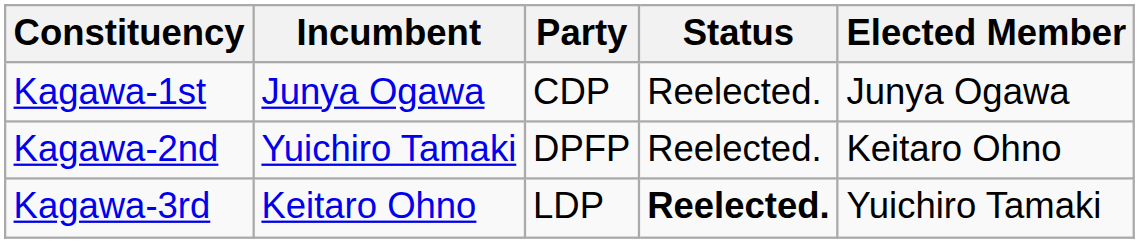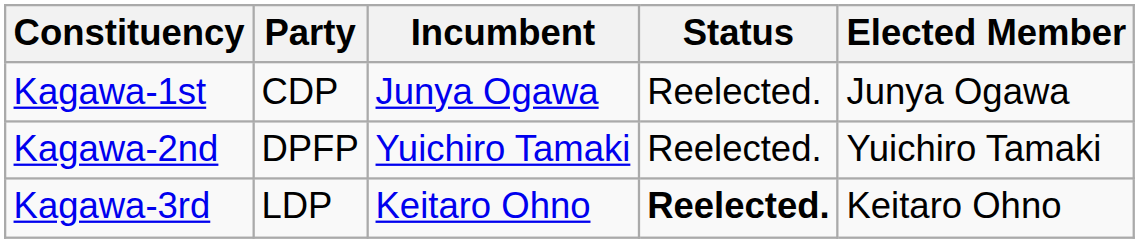columns swapped: (389, 33) <-> (582, 33)
(954, 149) Keitaro Ohno -> (974, 149) Yuichiro Tamaki
(974, 206) Yuichiro Tamaki -> (954, 206) Keitaro Ohno
